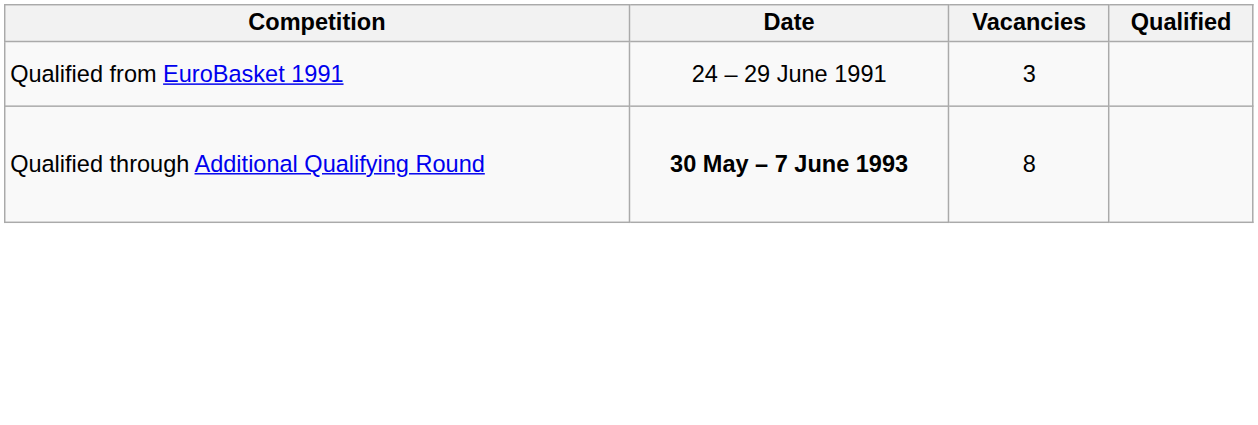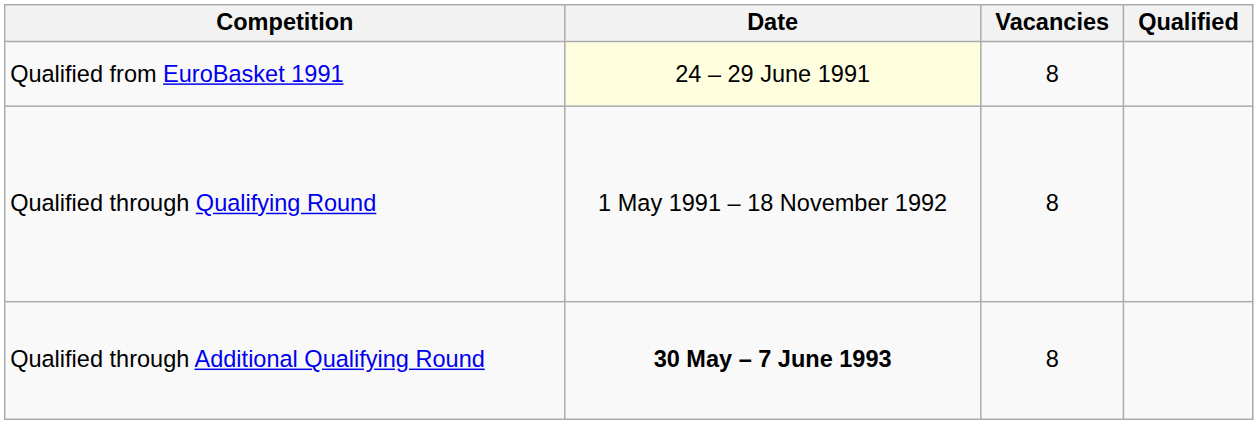(789, 73) no background -> (773, 73) lightyellow background
(1029, 73) 3 -> (1052, 73) 8
+ row: (193, 203)
